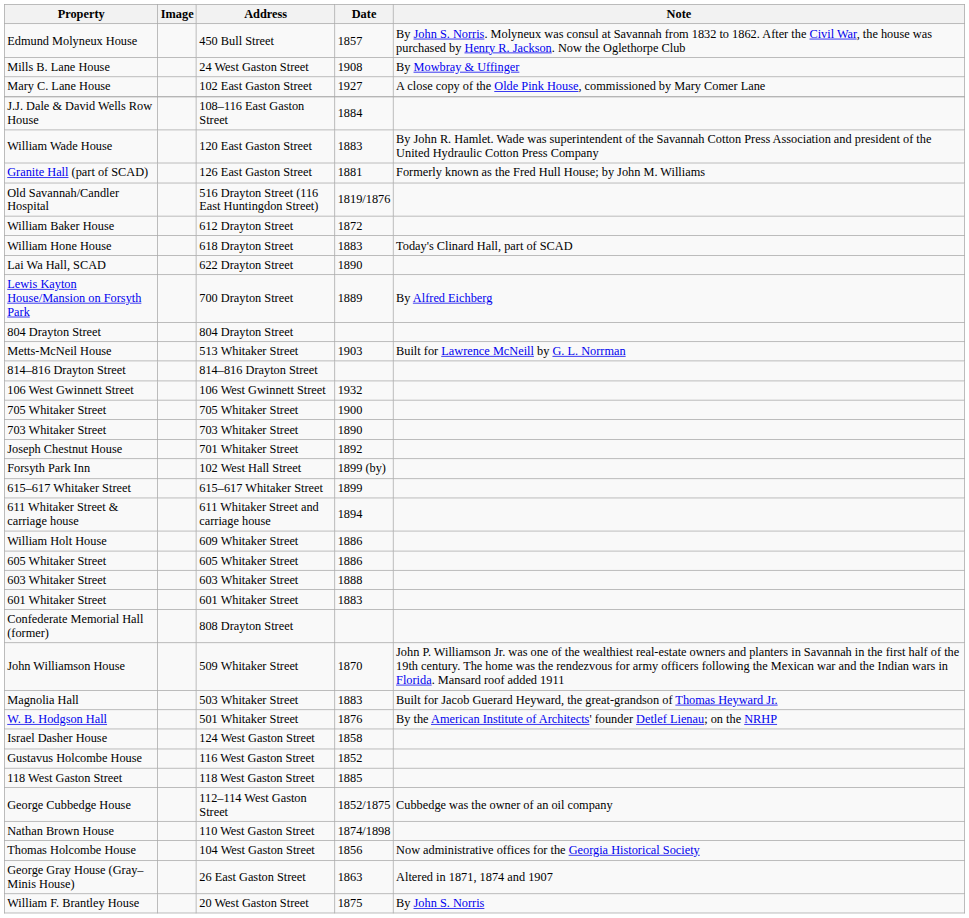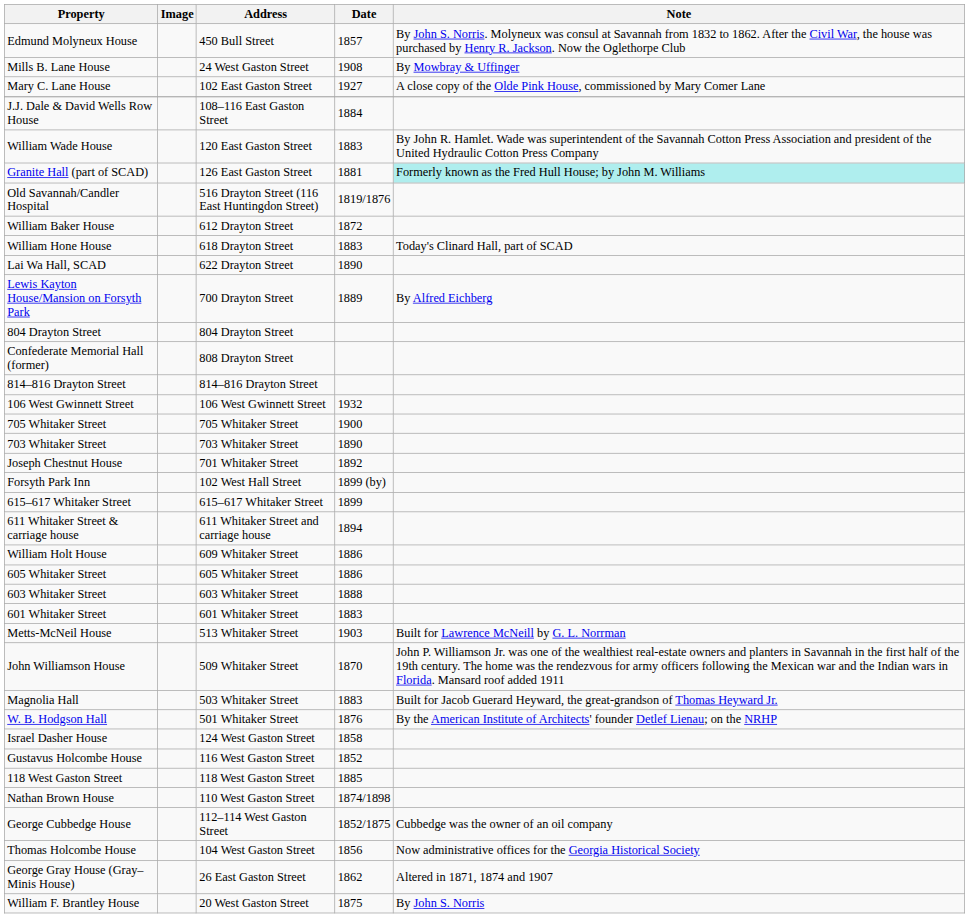(551, 173) no background -> (551, 173) paleturquoise background
rows swapped: (75, 626) <-> (59, 351)
rows swapped: (69, 804) <-> (61, 831)
(350, 877) 1863 -> (350, 877) 1862
